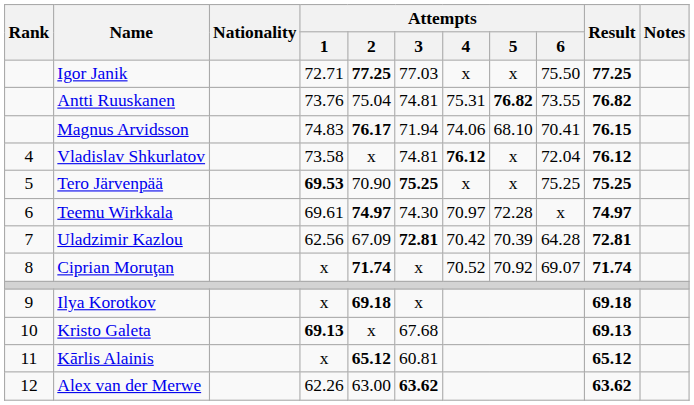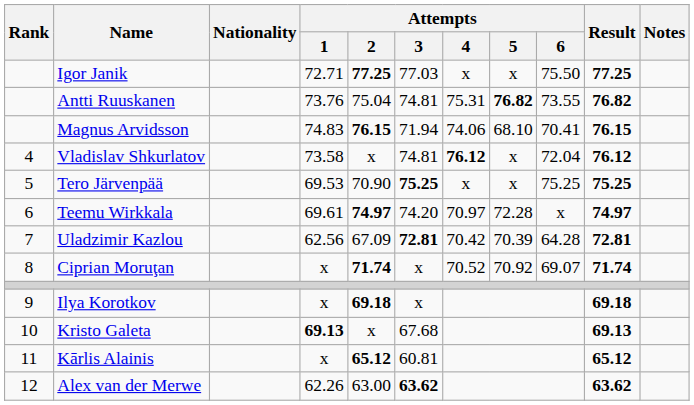(371, 128) 76.17 -> (371, 128) 76.15
(324, 184) bold -> (324, 184) normal
(419, 211) 74.30 -> (419, 211) 74.20
